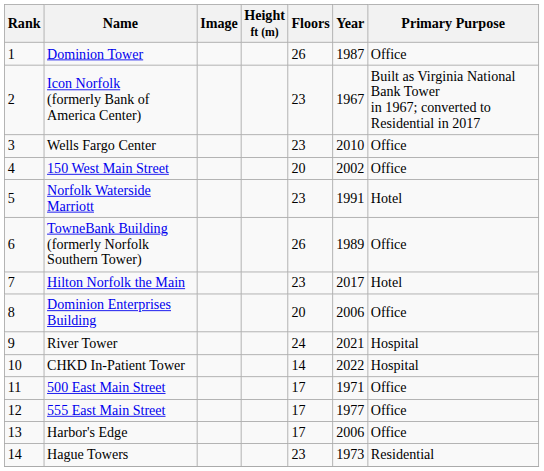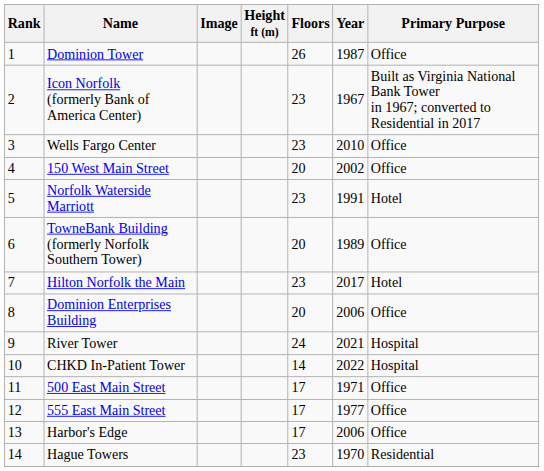(298, 244) 26 -> (298, 244) 20
(350, 455) 1973 -> (350, 455) 1970
